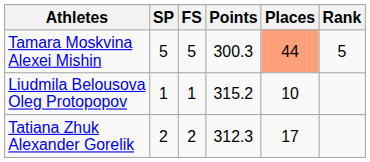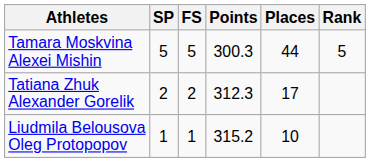(290, 51) lightsalmon background -> (290, 51) no background
rows swapped: (71, 137) <-> (77, 94)
